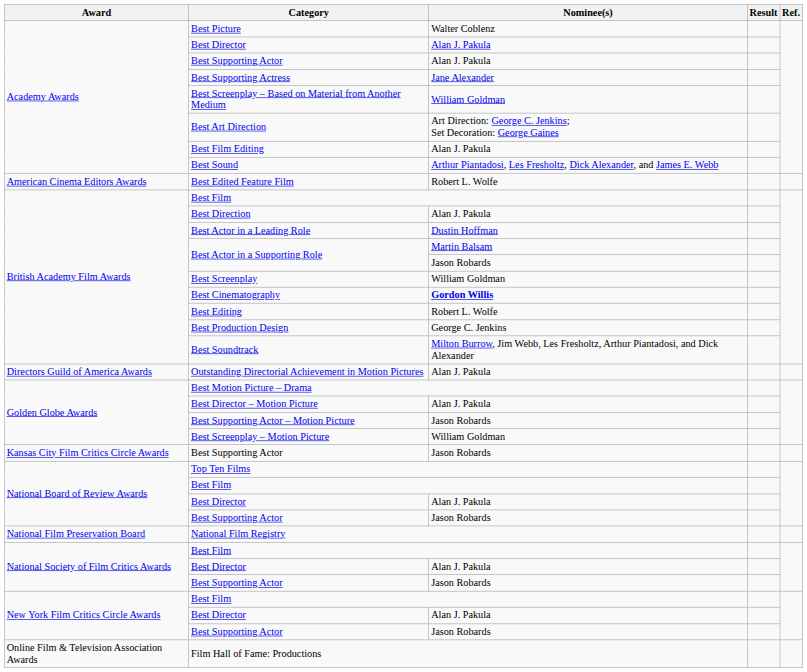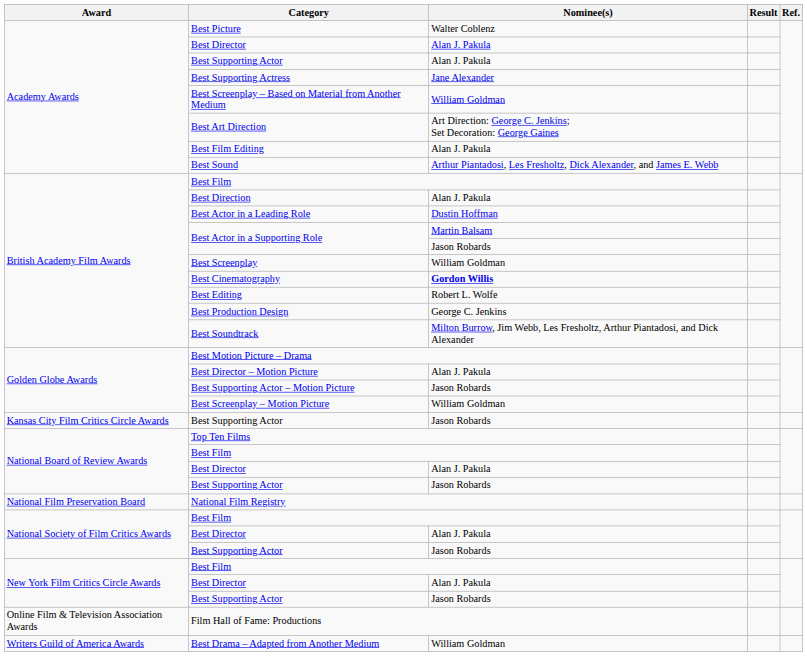- row: (77, 181)
- row: (79, 371)
+ row: (75, 643)
